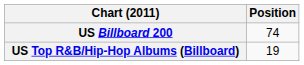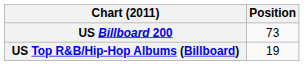(273, 32) 74 -> (273, 32) 73
